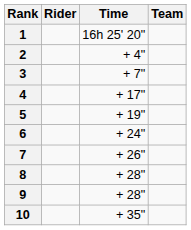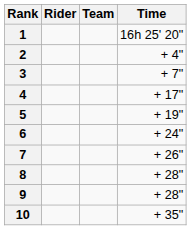columns swapped: (167, 14) <-> (114, 14)
